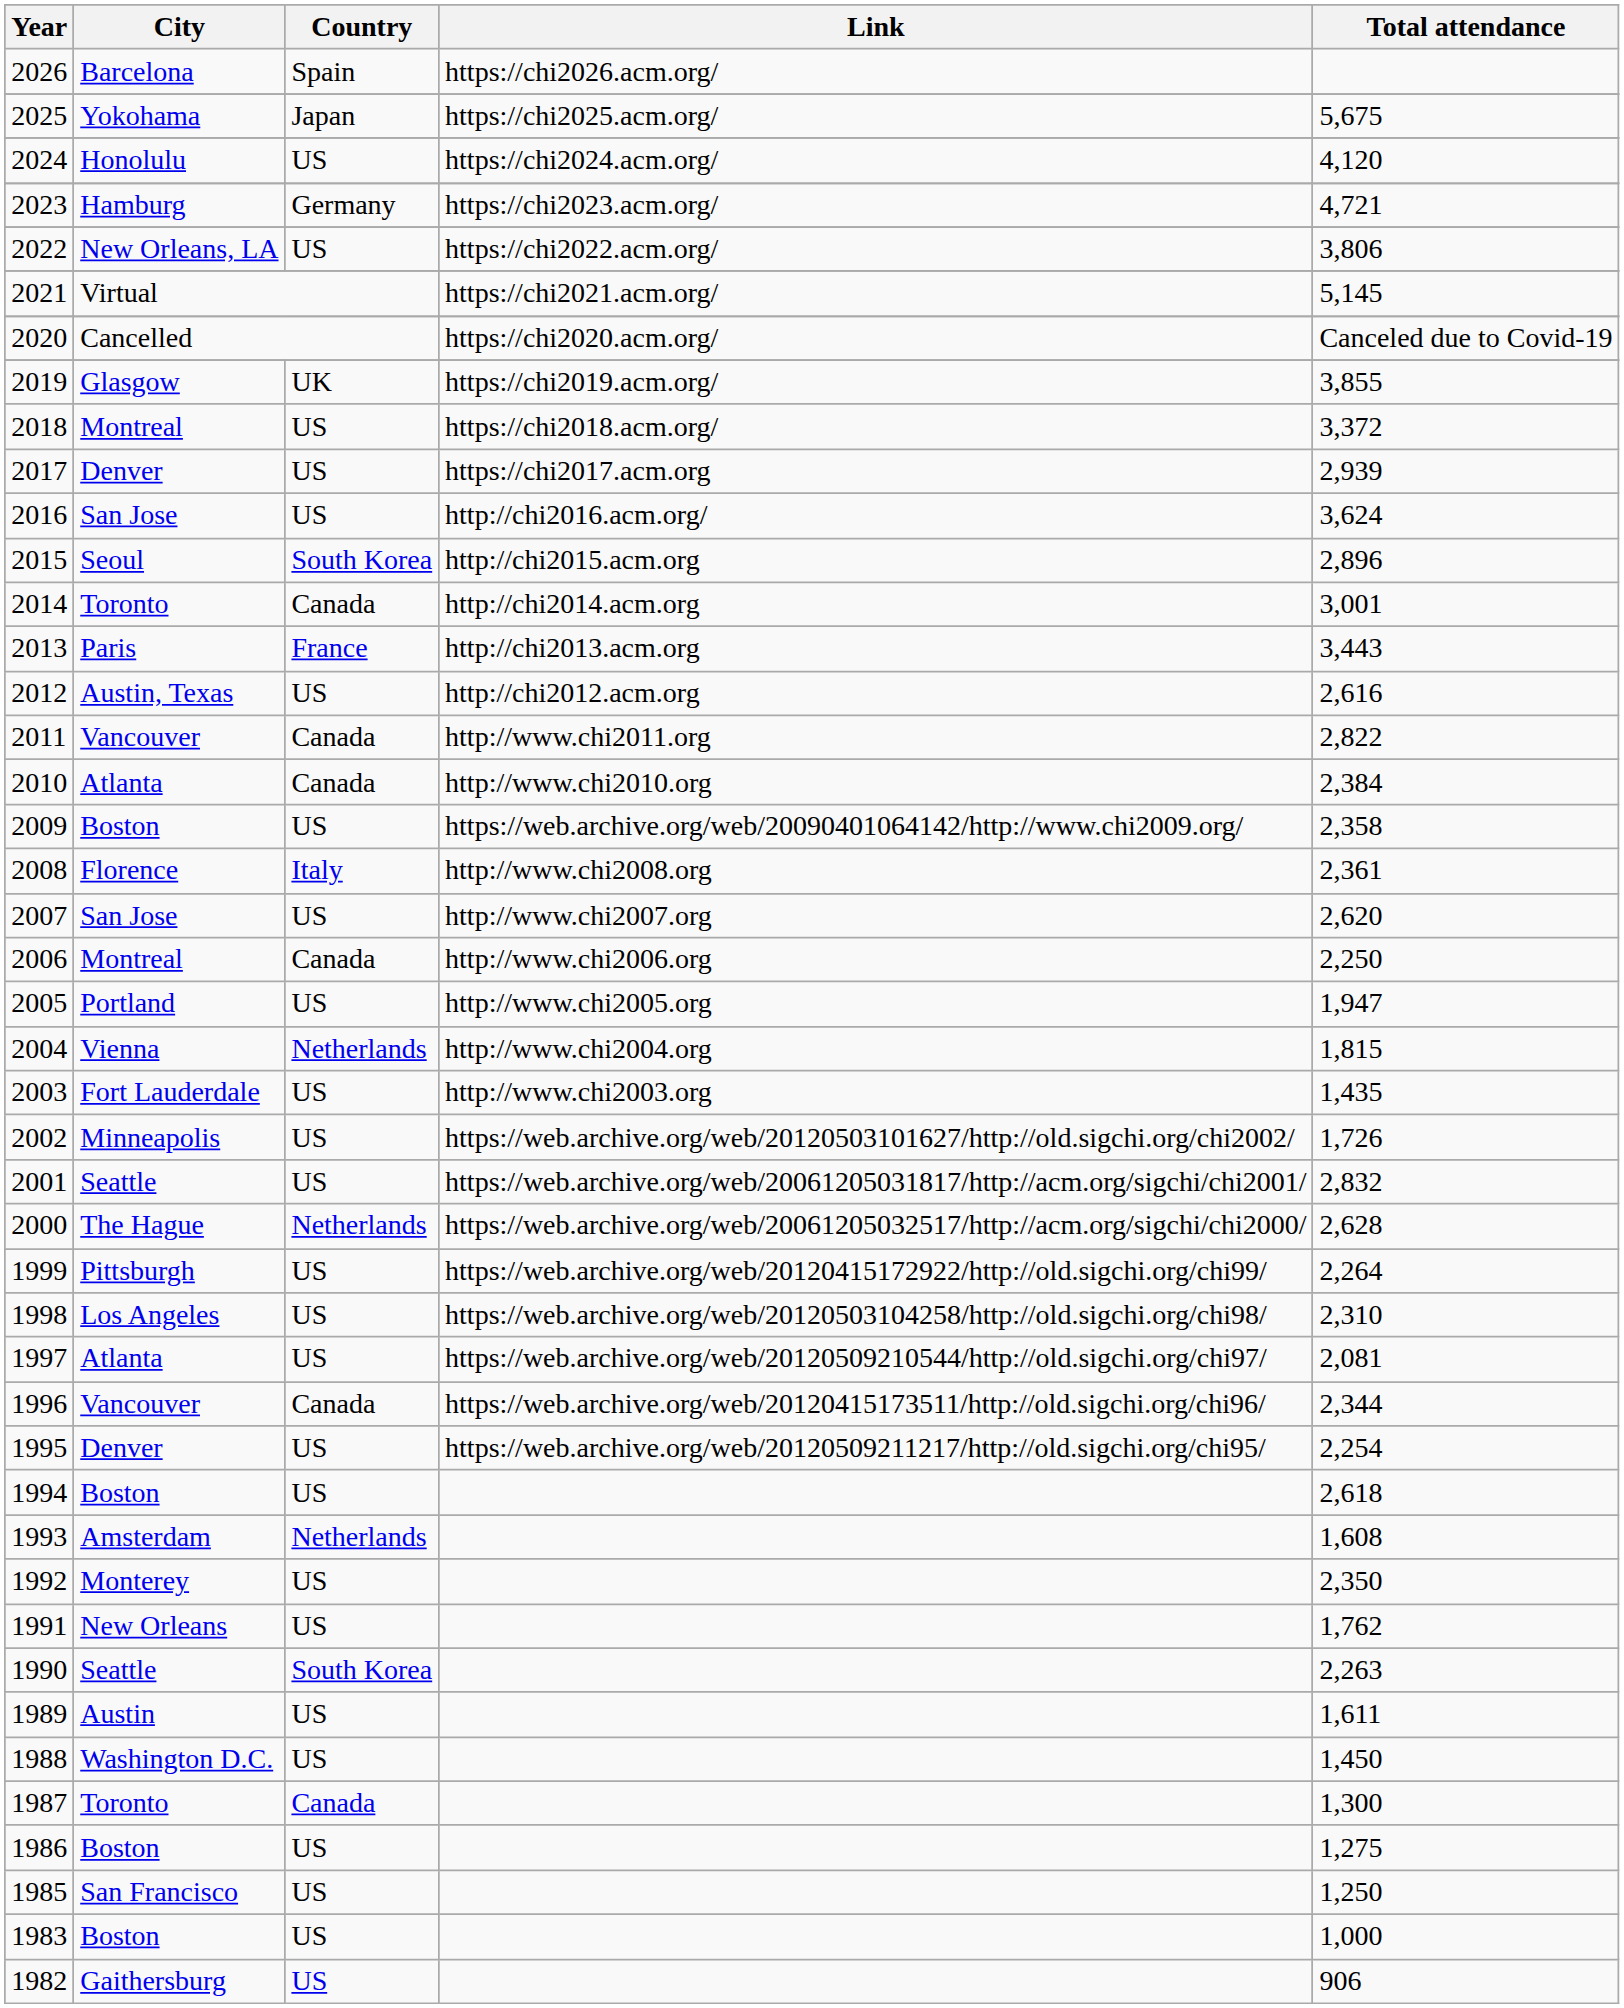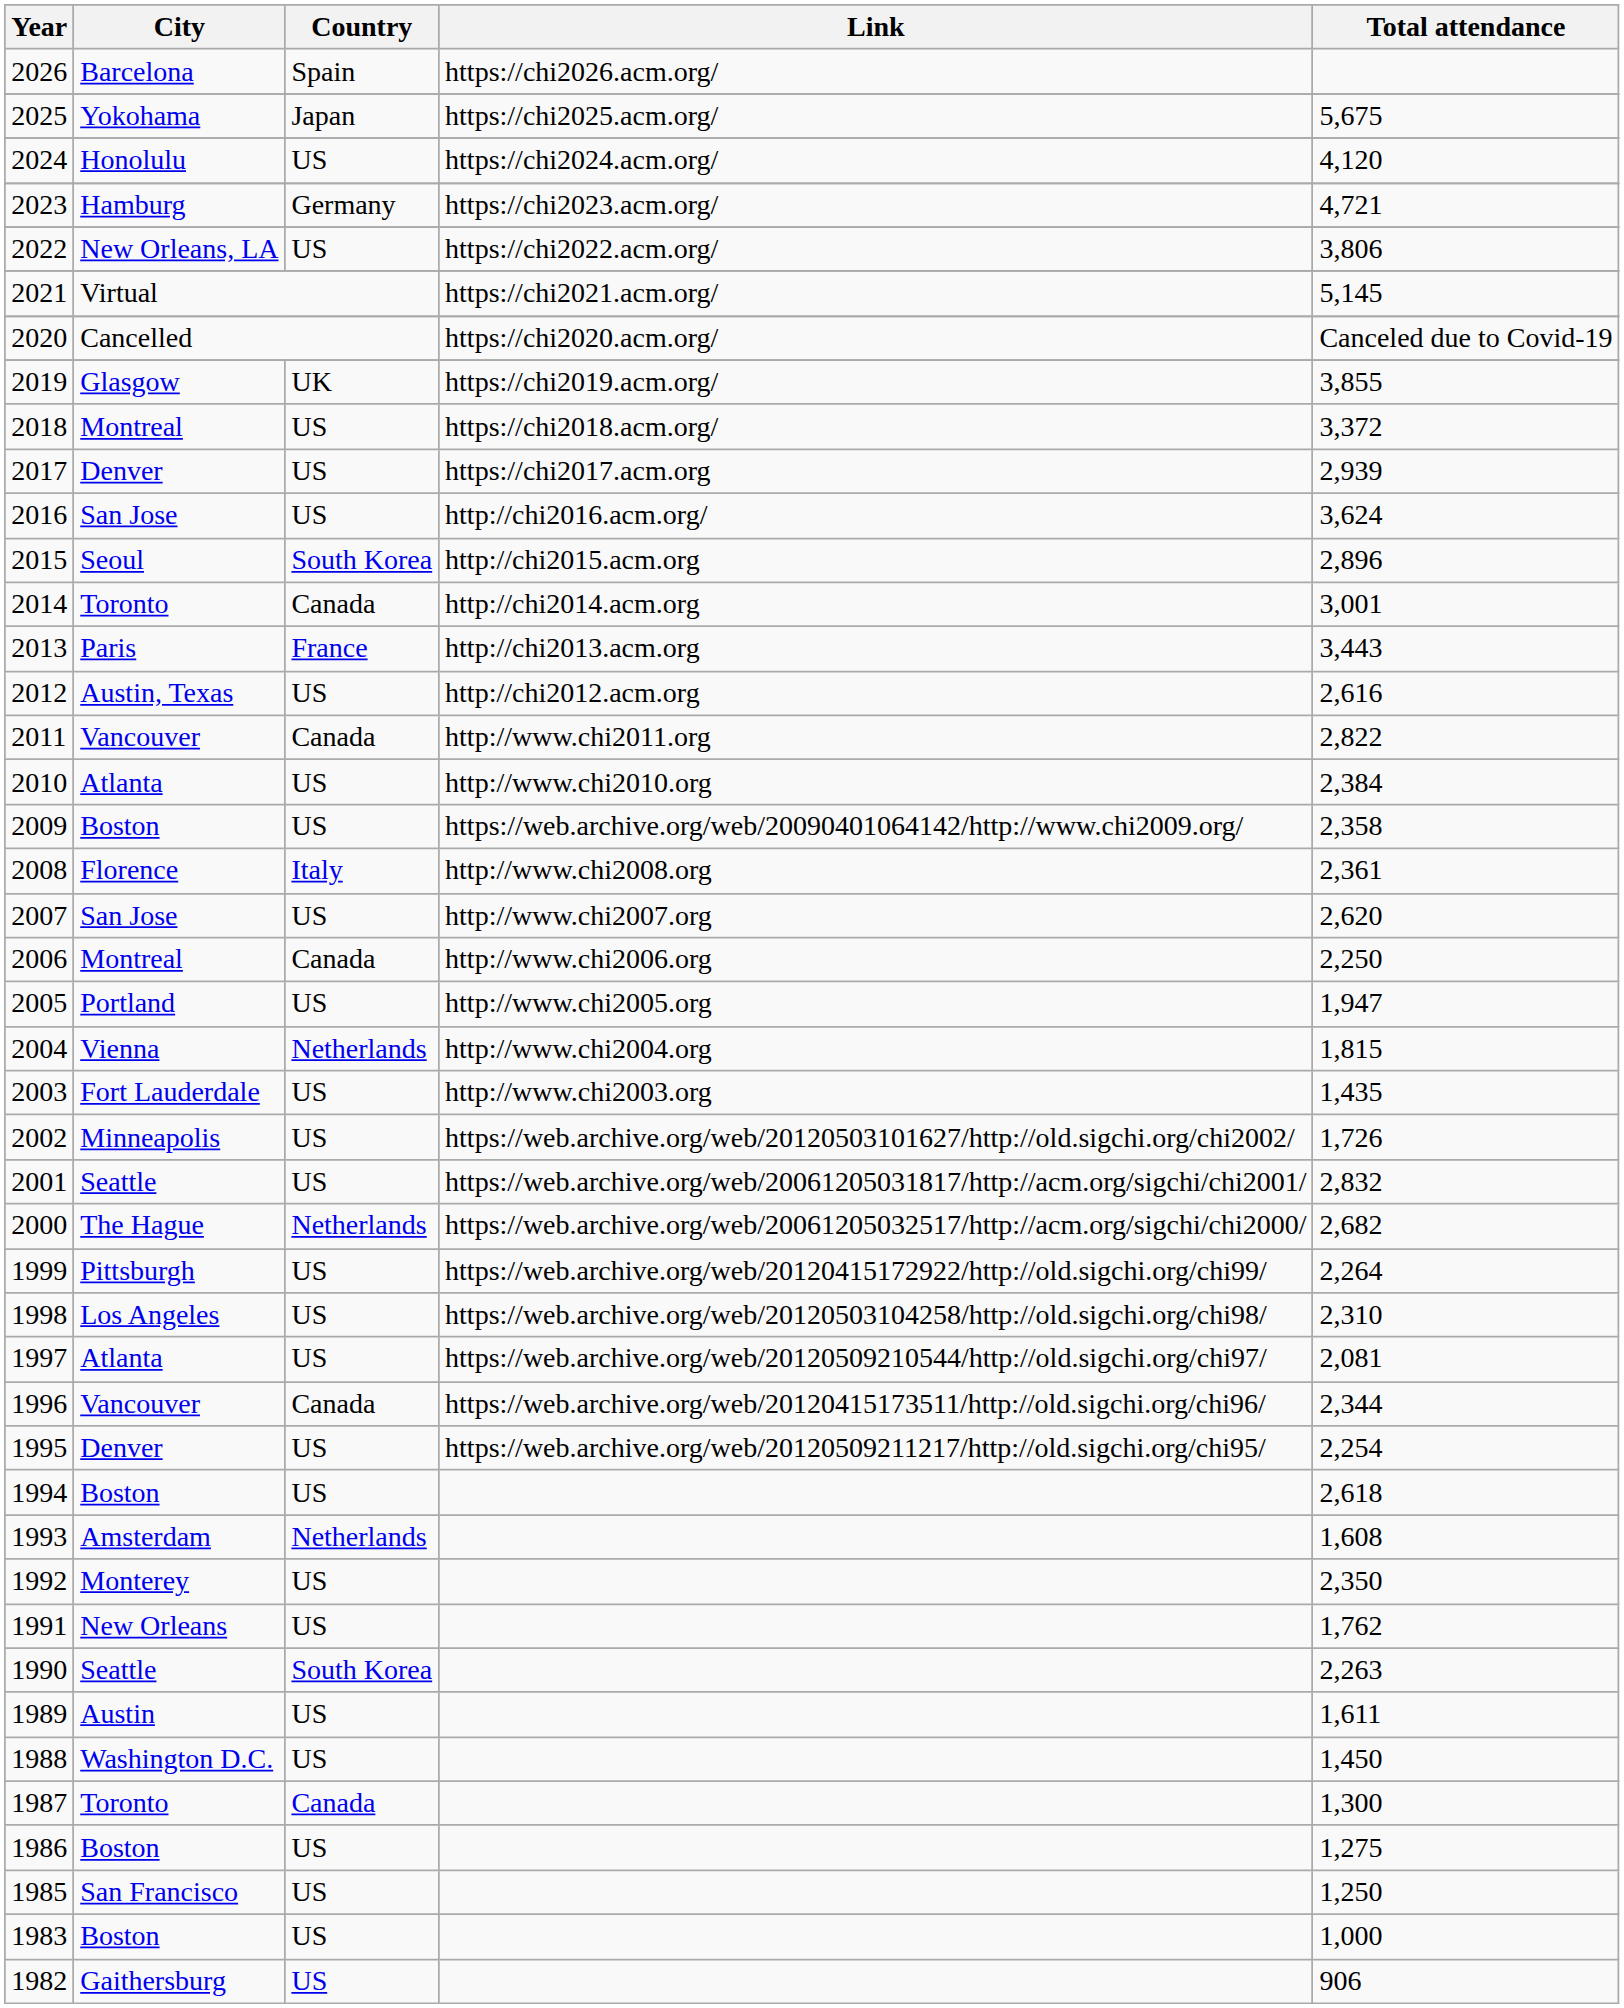(333, 781) Canada -> (309, 781) US
(1351, 1225) 2,628 -> (1351, 1225) 2,682
